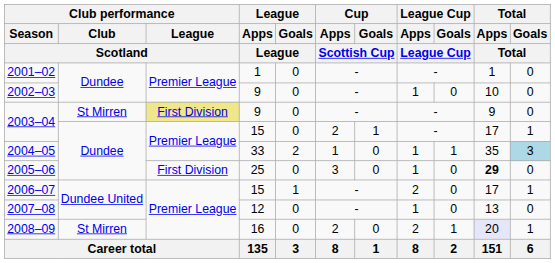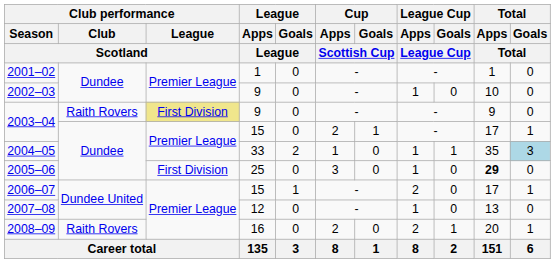(102, 111) St Mirren -> (102, 111) Raith Rovers
(102, 229) St Mirren -> (102, 229) Raith Rovers
(492, 229) lavender background -> (492, 229) no background
